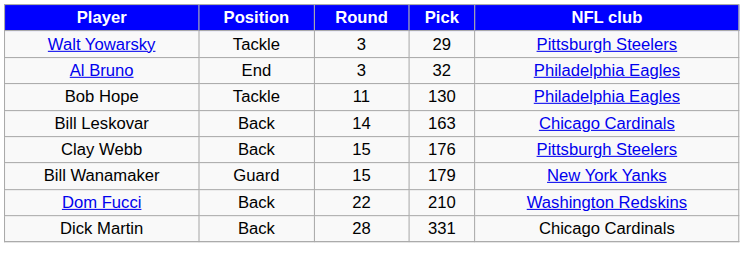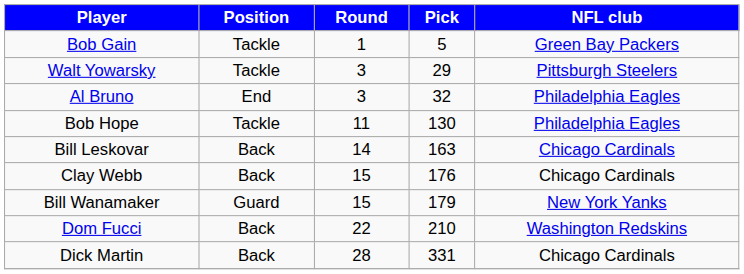+ row: (102, 44)
(607, 149) Pittsburgh Steelers -> (607, 176) Chicago Cardinals
